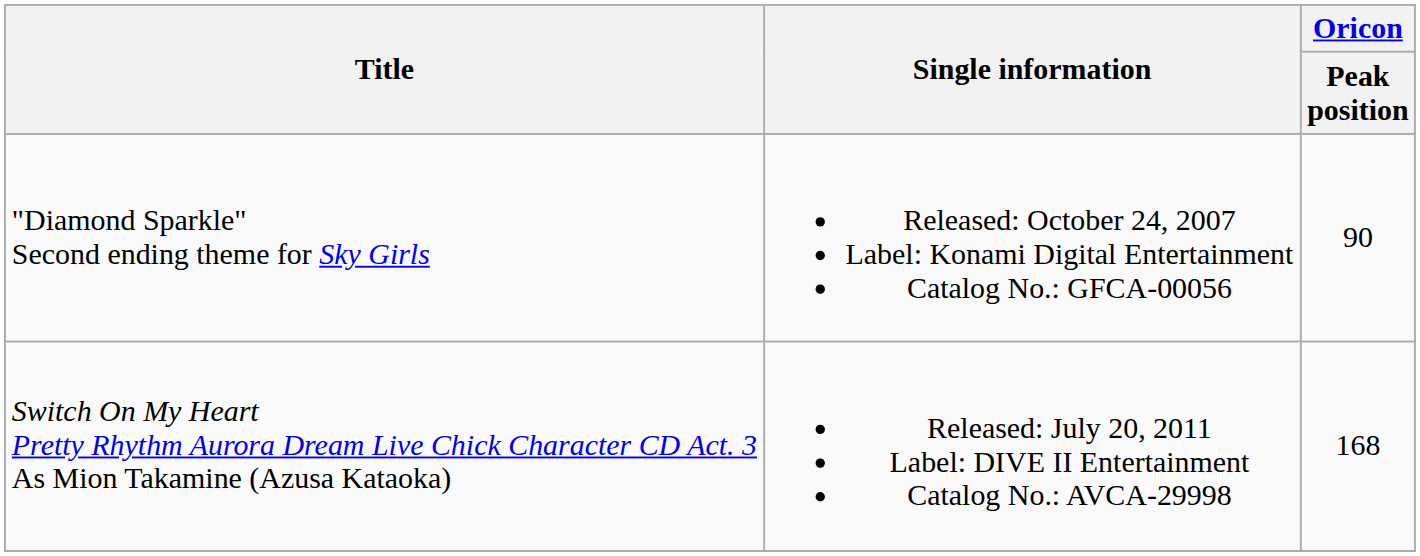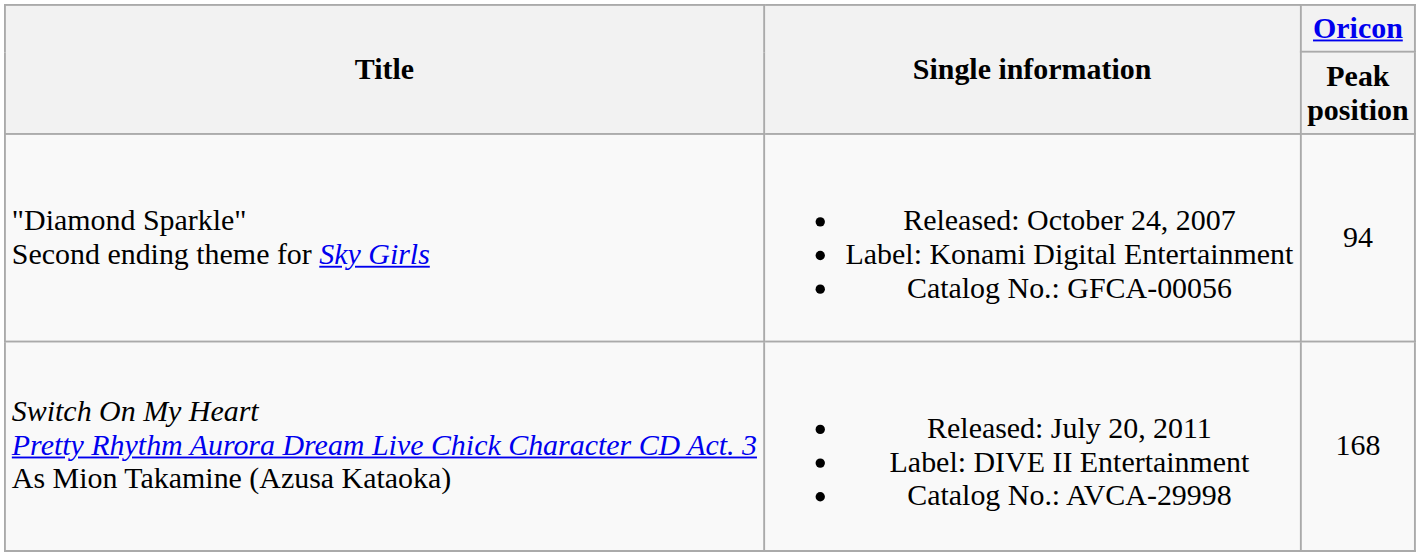(1358, 237) 90 -> (1358, 237) 94
